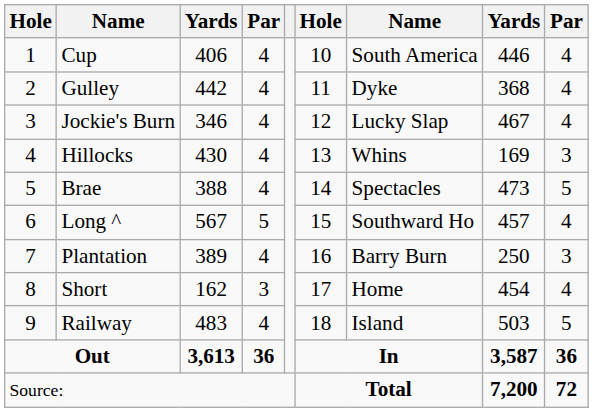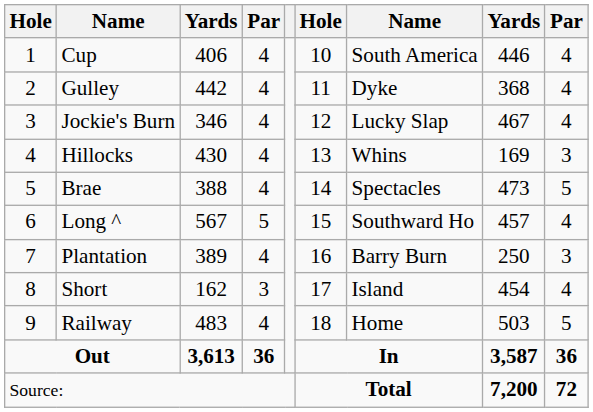(377, 289) Home -> (377, 289) Island
(377, 322) Island -> (377, 322) Home
